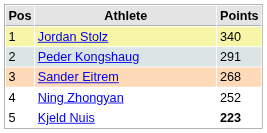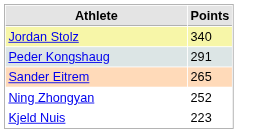- column: (20, 15)
(231, 77) 268 -> (201, 77) 265
(231, 118) bold -> (201, 118) normal
